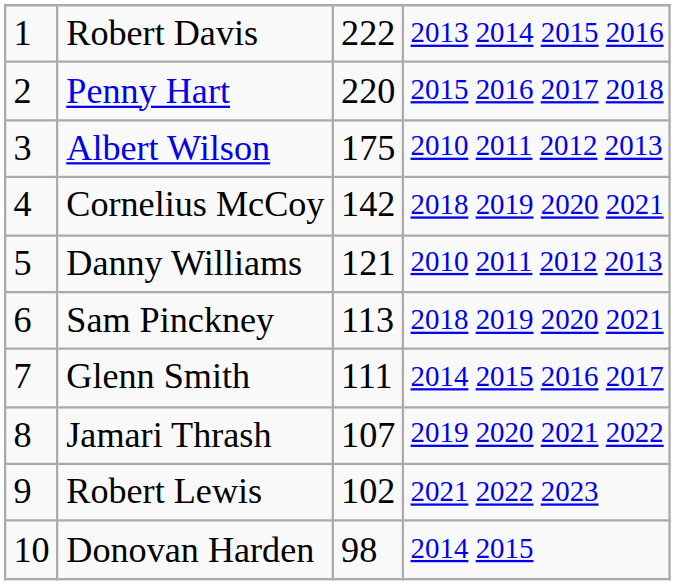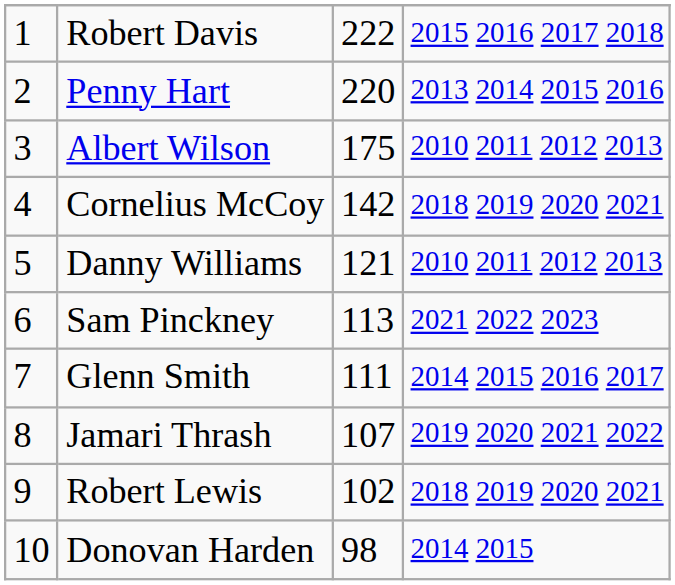(537, 33) 2013 2014 2015 2016 -> (537, 33) 2015 2016 2017 2018
(537, 90) 2015 2016 2017 2018 -> (537, 90) 2013 2014 2015 2016
(537, 319) 2018 2019 2020 2021 -> (505, 319) 2021 2022 2023
(505, 491) 2021 2022 2023 -> (537, 491) 2018 2019 2020 2021
